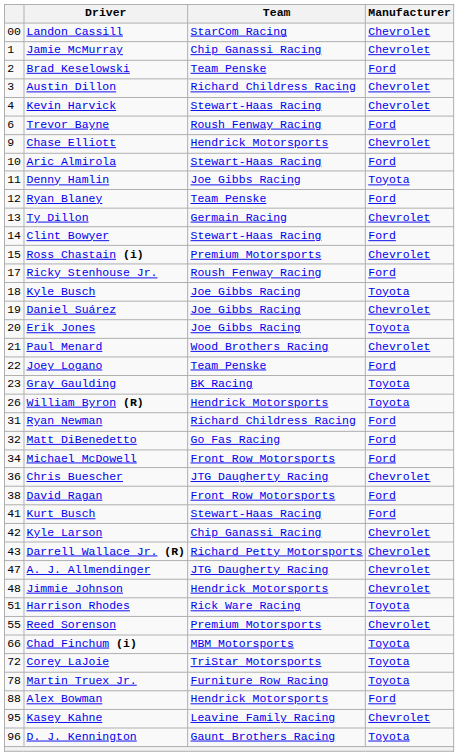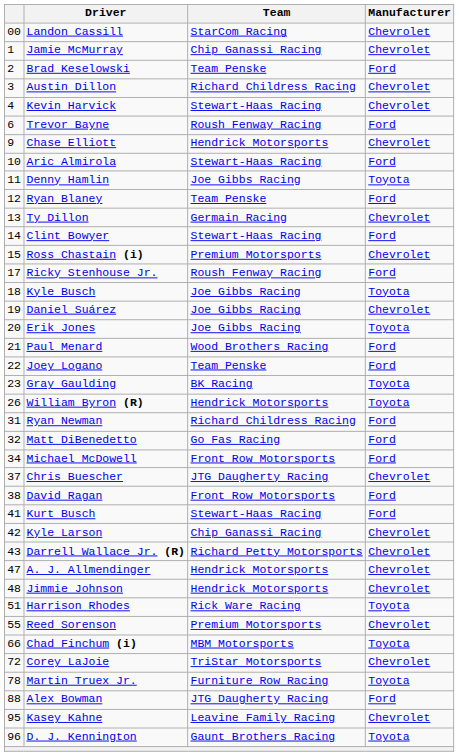(399, 348) Chevrolet -> (382, 348) Ford
(14, 478) 36 -> (14, 478) 37
(259, 570) JTG Daugherty Racing -> (259, 570) Hendrick Motorsports
(389, 663) Toyota -> (399, 663) Chevrolet
(259, 700) Hendrick Motorsports -> (259, 700) JTG Daugherty Racing
